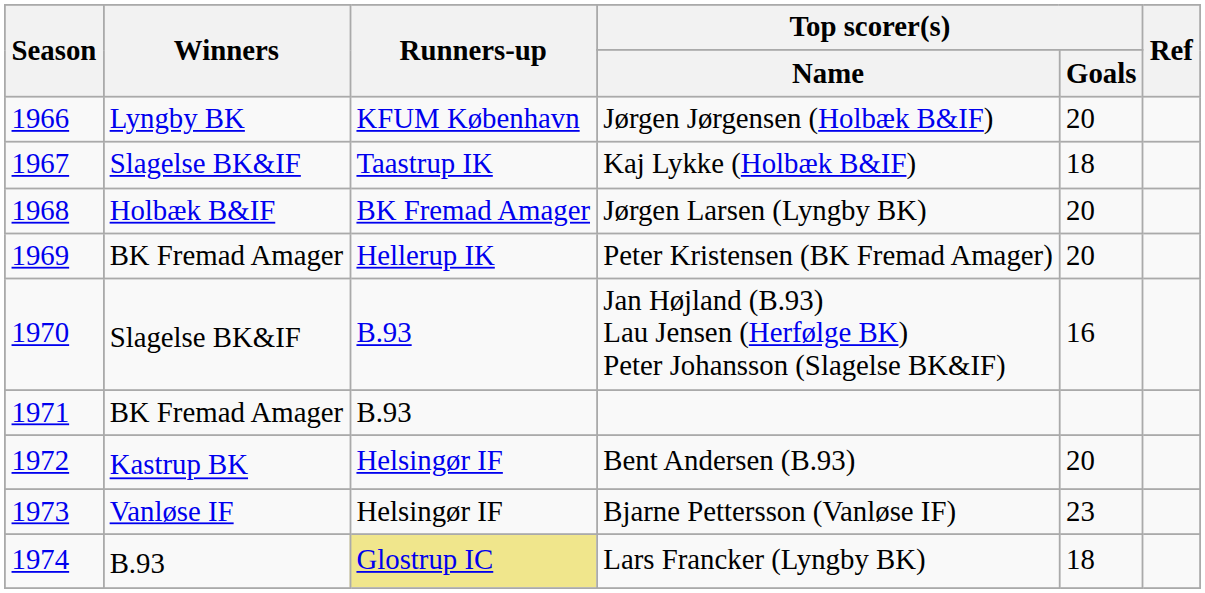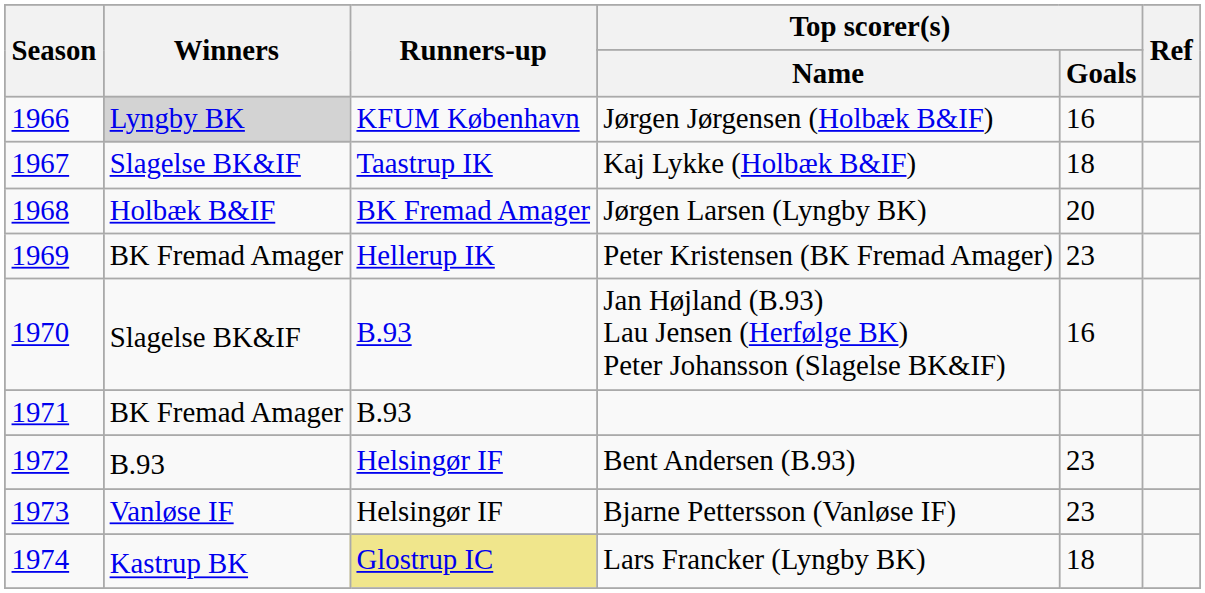(177, 118) no background -> (177, 118) lightgrey background
(1080, 118) 20 -> (1080, 118) 16
(1080, 255) 20 -> (1080, 255) 23
(179, 465) Kastrup BK -> (137, 465) B.93
(1080, 461) 20 -> (1080, 461) 23
(137, 564) B.93 -> (179, 564) Kastrup BK
